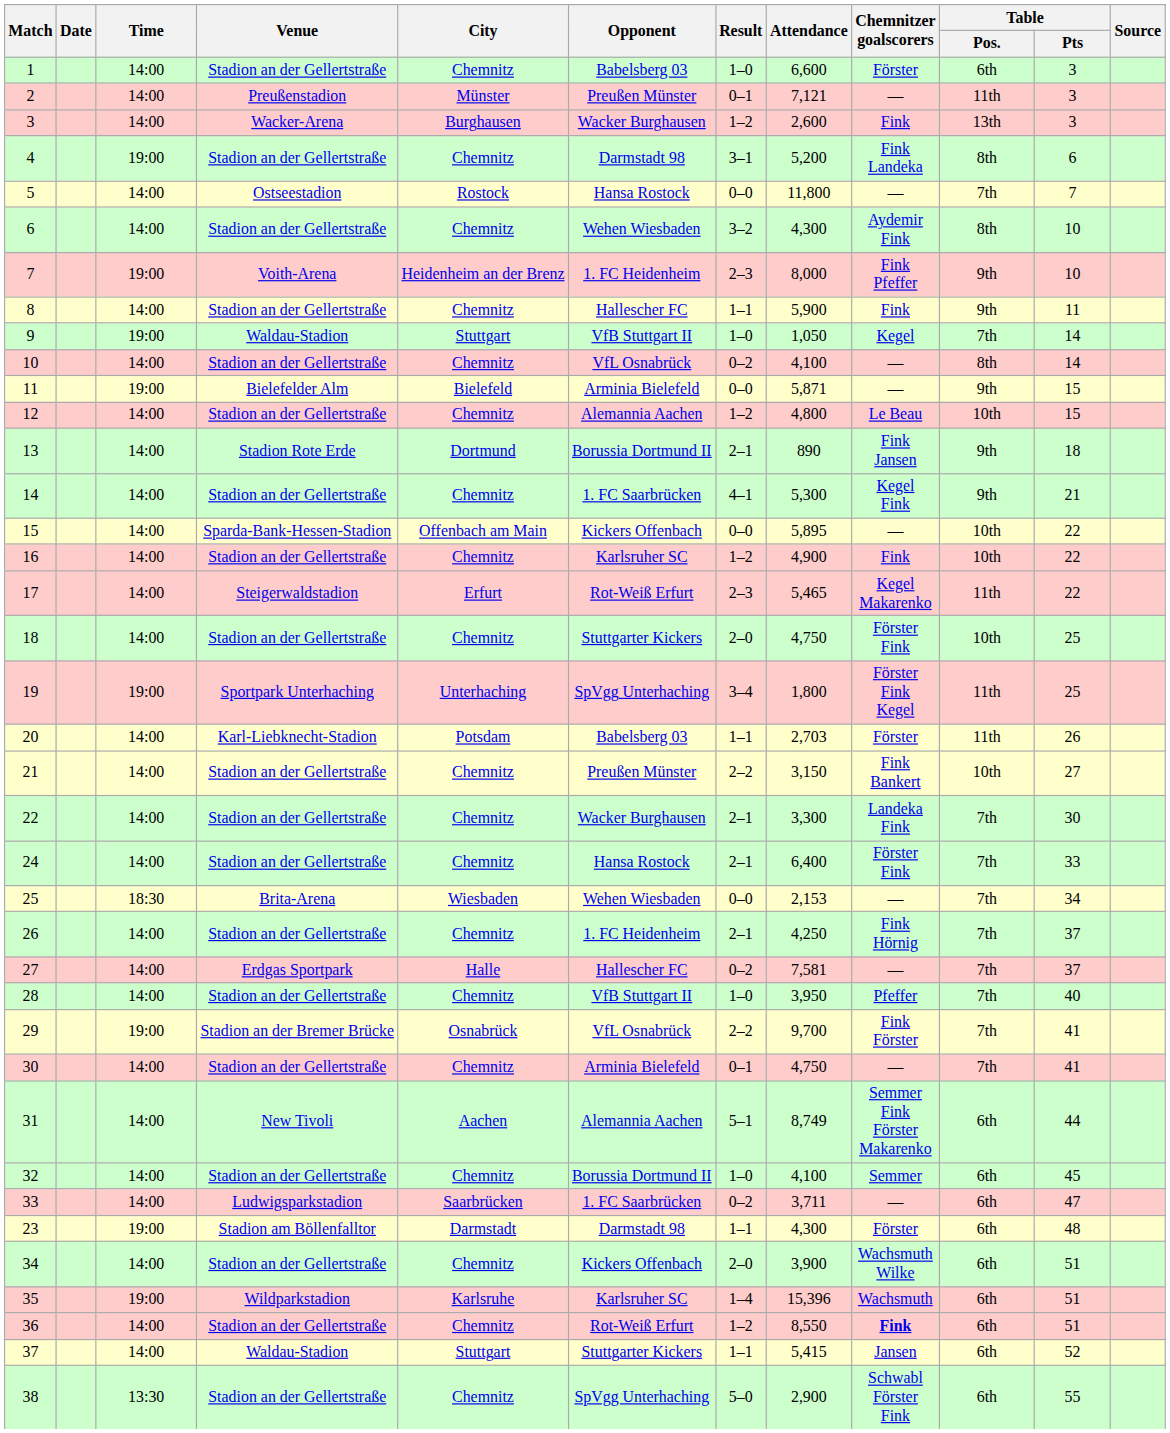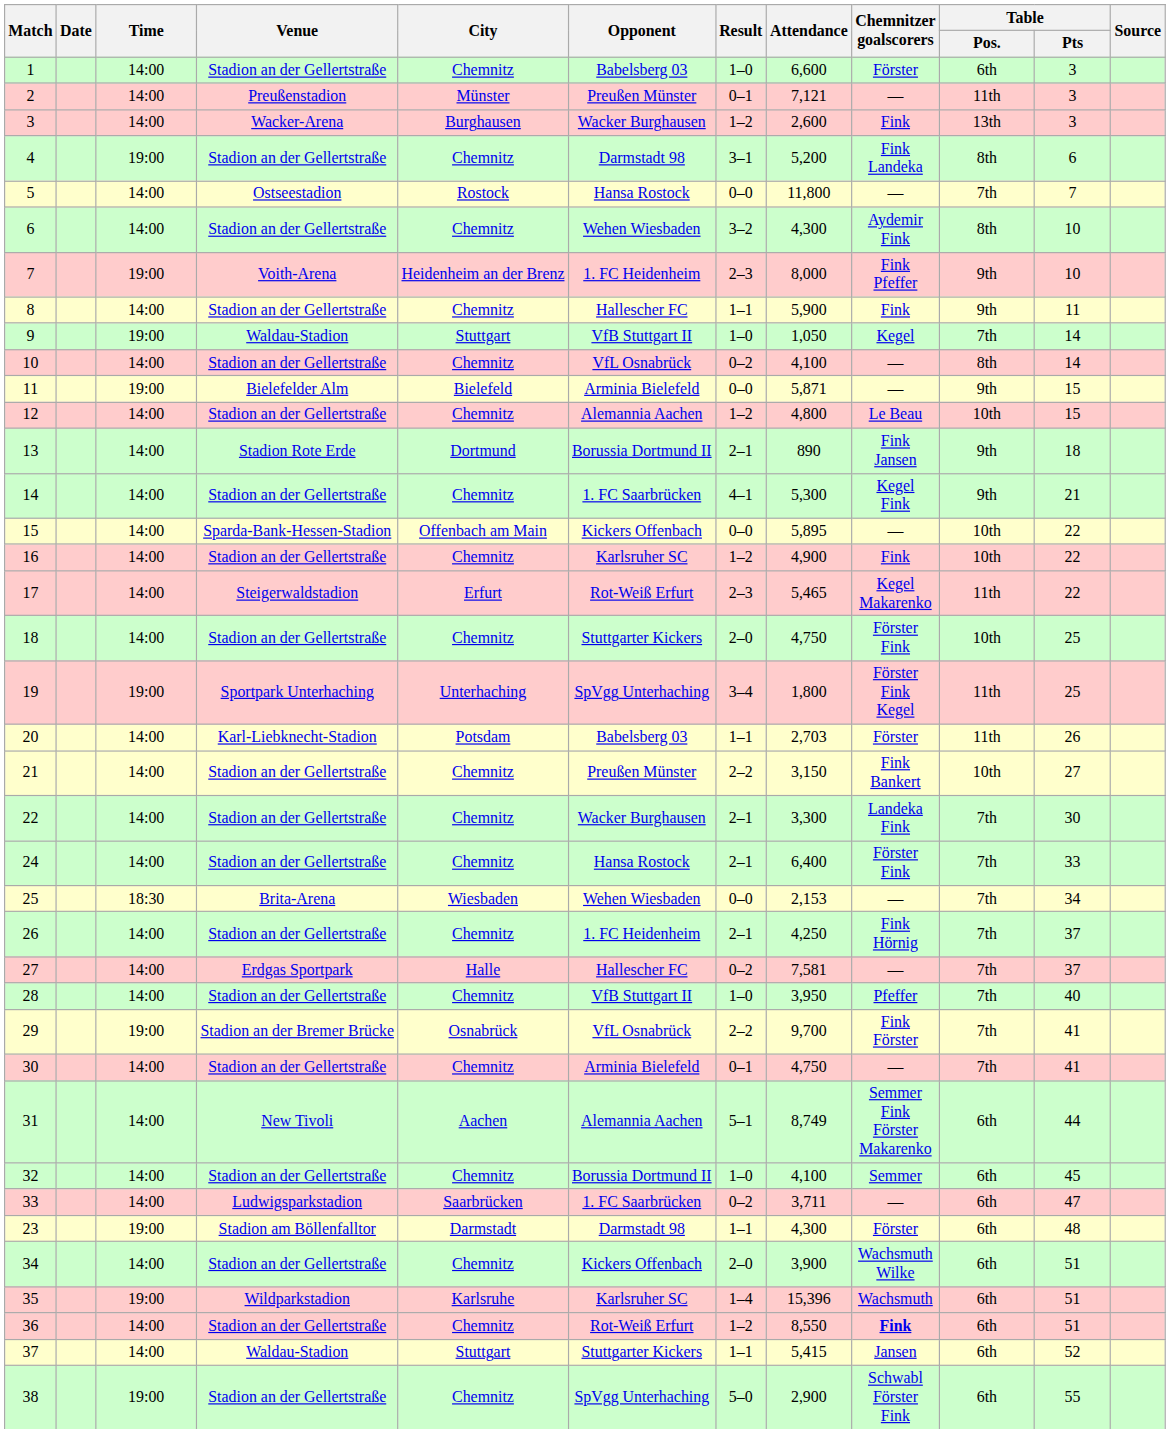(146, 1396) 13:30 -> (146, 1396) 19:00
